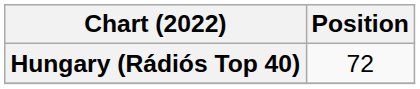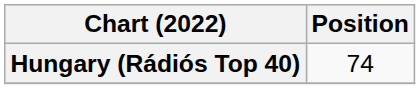(360, 63) 72 -> (360, 63) 74
